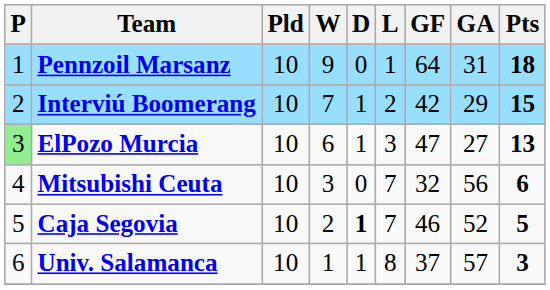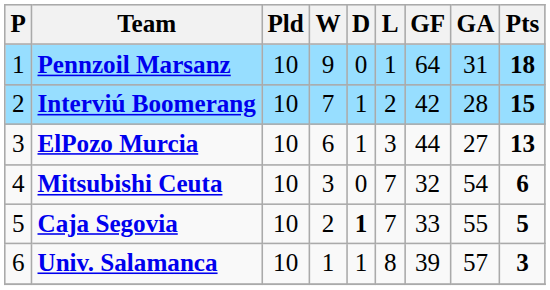(475, 104) 29 -> (475, 104) 28
(18, 143) lightgreen background -> (18, 143) no background
(428, 143) 47 -> (428, 143) 44
(475, 183) 56 -> (475, 183) 54
(428, 223) 46 -> (428, 223) 33
(475, 223) 52 -> (475, 223) 55
(428, 263) 37 -> (428, 263) 39
